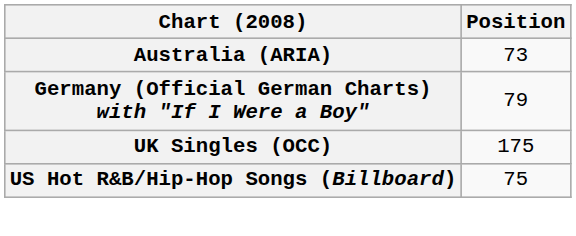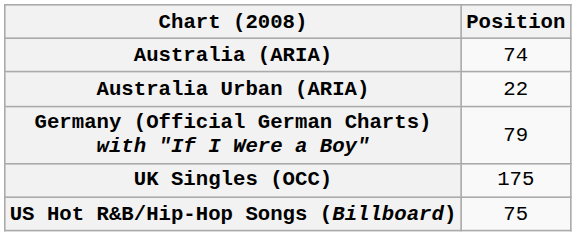(516, 55) 73 -> (516, 55) 74
+ row: (233, 89)
